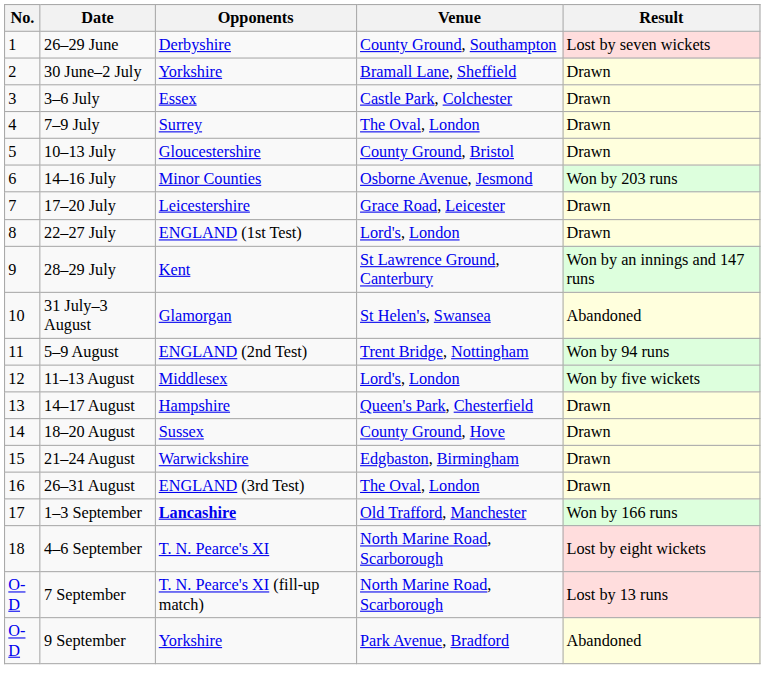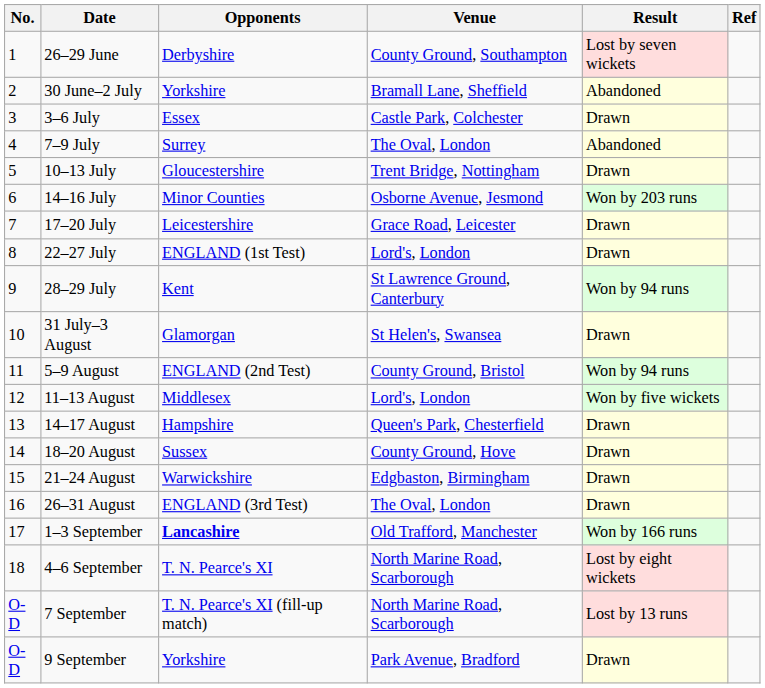+ column: (744, 18)
(589, 71) Drawn -> (623, 90) Abandoned
(589, 125) Drawn -> (623, 144) Abandoned
(437, 152) County Ground, Bristol -> (455, 171) Trent Bridge, Nottingham
(655, 269) Won by an innings and 147 runs -> (637, 288) Won by 94 runs
(604, 315) Abandoned -> (608, 334) Drawn
(444, 351) Trent Bridge, Nottingham -> (448, 370) County Ground, Bristol
(604, 641) Abandoned -> (608, 660) Drawn
